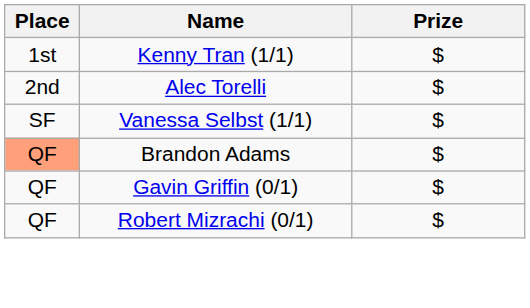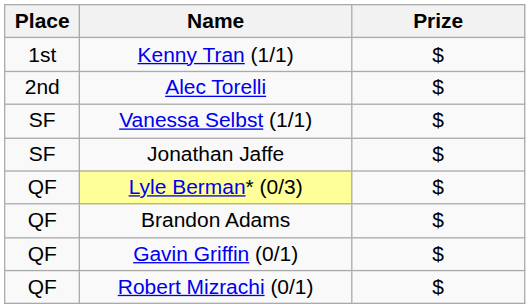+ row: (216, 154)
+ row: (216, 187)
(42, 154) lightsalmon background -> (42, 220) no background
